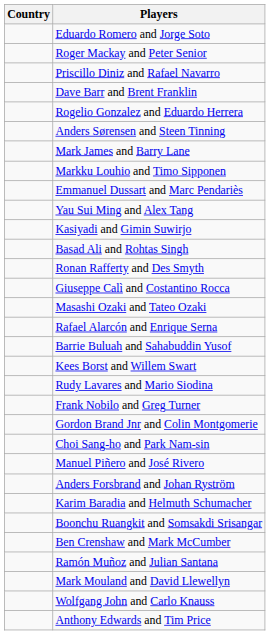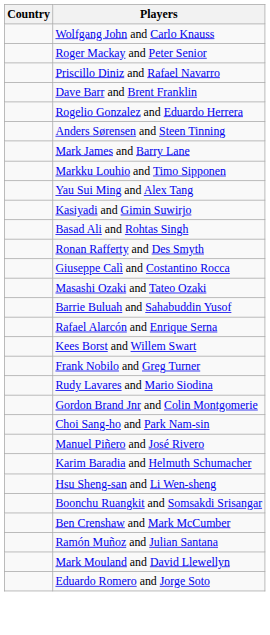rows swapped: (133, 34) <-> (135, 600)
- row: (149, 190)
rows swapped: (143, 346) <-> (136, 327)
rows swapped: (128, 405) <-> (134, 385)
- row: (145, 483)
+ row: (136, 483)
- row: (133, 620)
